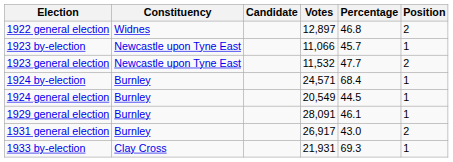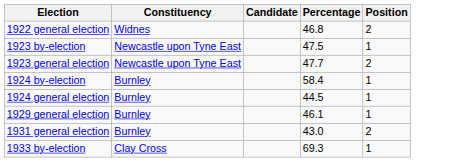- column: (319, 13)
(351, 47) 45.7 -> (313, 47) 47.5
(351, 81) 68.4 -> (313, 81) 58.4
